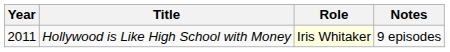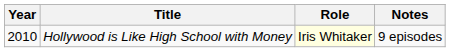(22, 36) 2011 -> (22, 36) 2010
